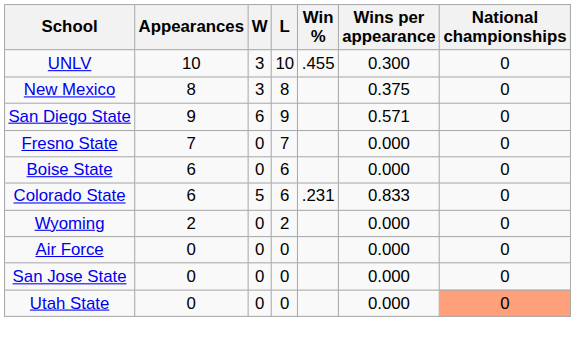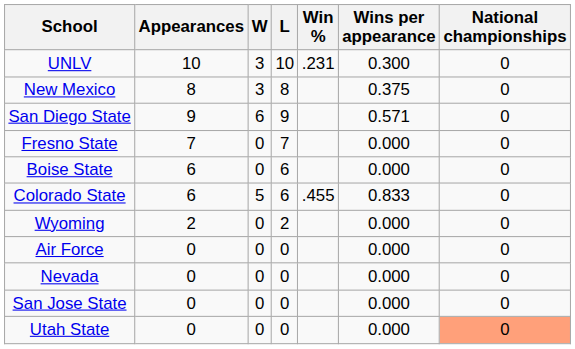(318, 63) .455 -> (318, 63) .231
(318, 196) .231 -> (318, 196) .455
+ row: (70, 276)
